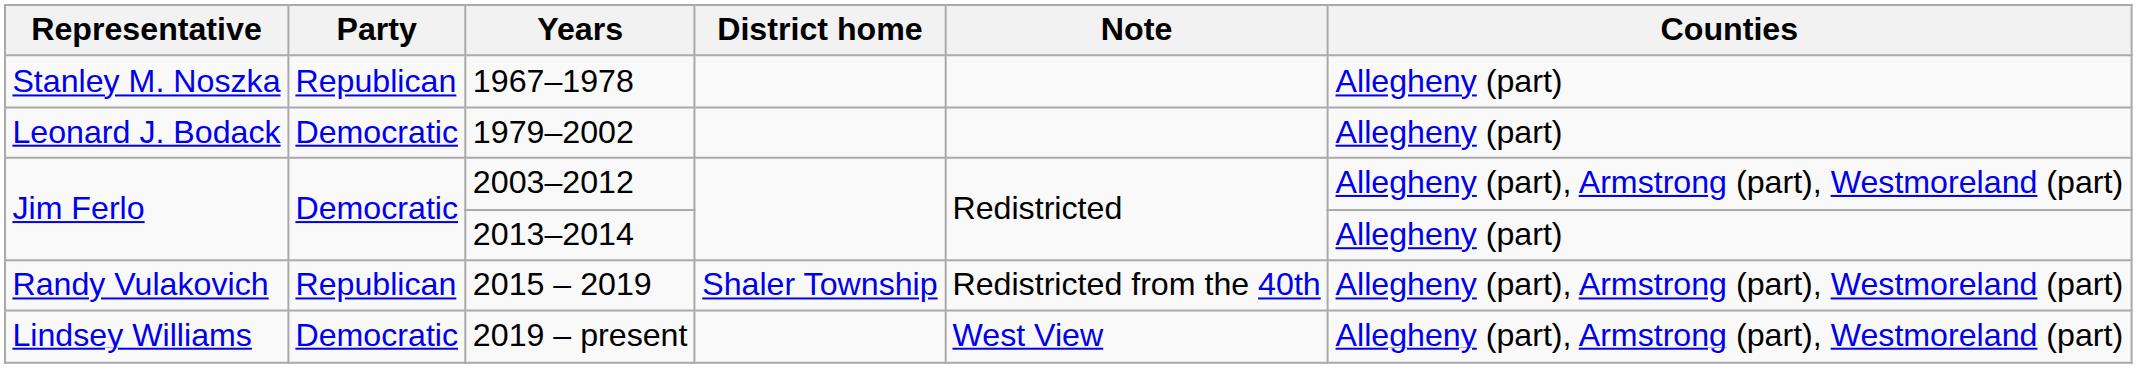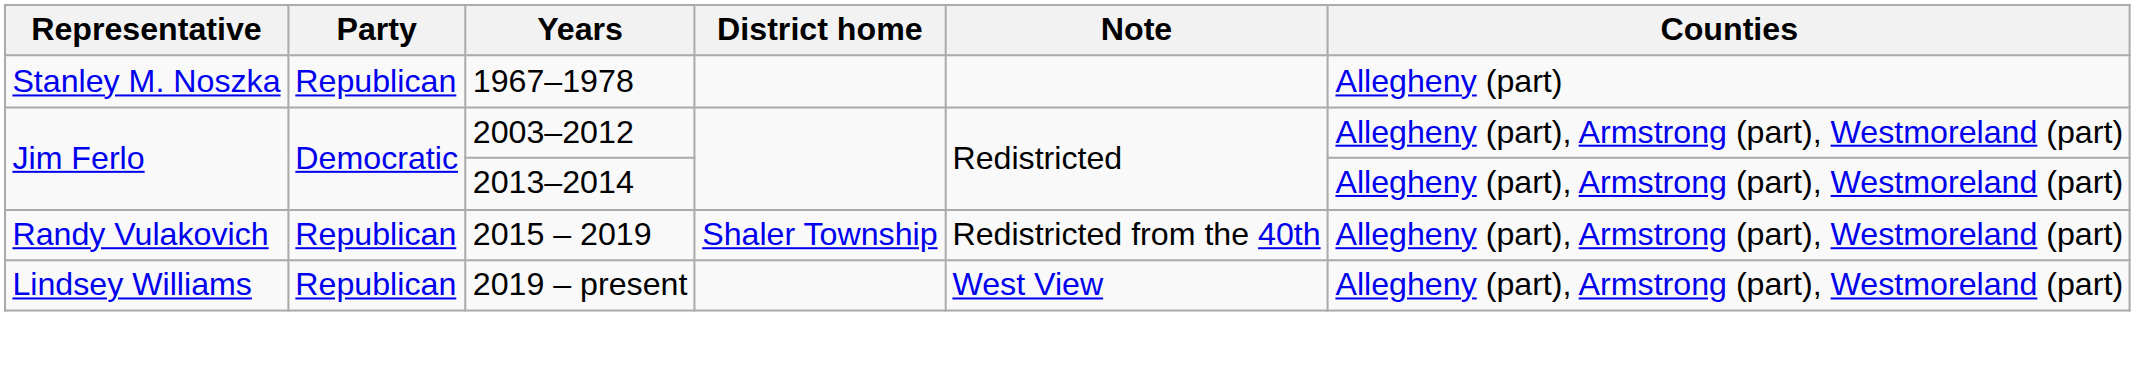- row: (553, 132)
(1449, 234) Allegheny (part) -> (1729, 183) Allegheny (part), Armstrong (part), Westmoreland (part)
(377, 336) Democratic -> (376, 285) Republican
